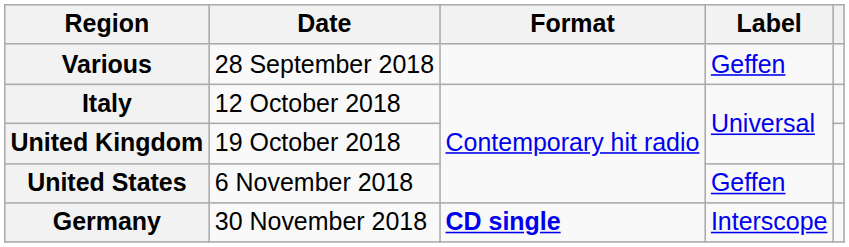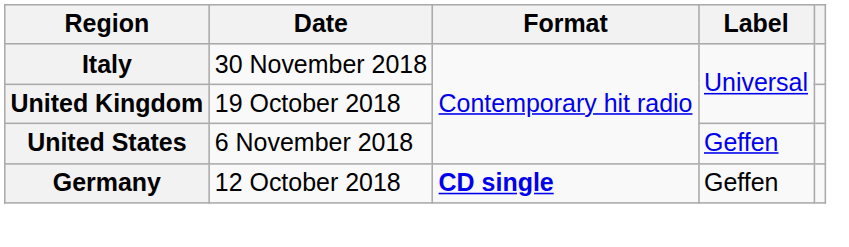- row: (107, 63)
(308, 103) 12 October 2018 -> (321, 63) 30 November 2018
(321, 222) 30 November 2018 -> (308, 182) 12 October 2018
(769, 222) Interscope -> (741, 182) Geffen
